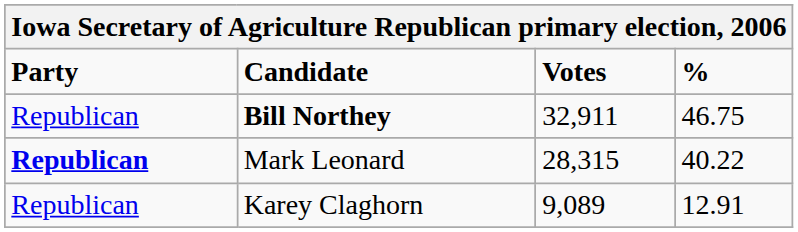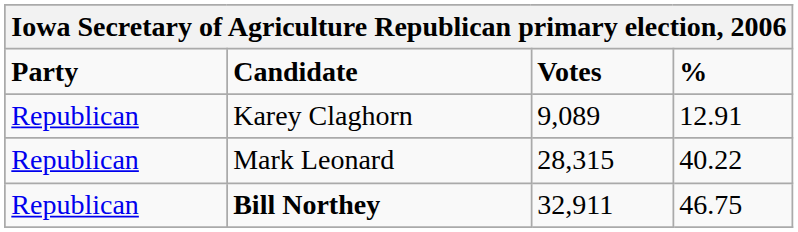rows swapped: (317, 115) <-> (333, 204)
(80, 159) bold -> (75, 159) normal
